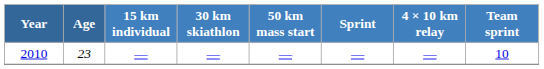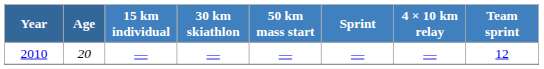(84, 53) 23 -> (84, 53) 20
(502, 53) 10 -> (502, 53) 12
